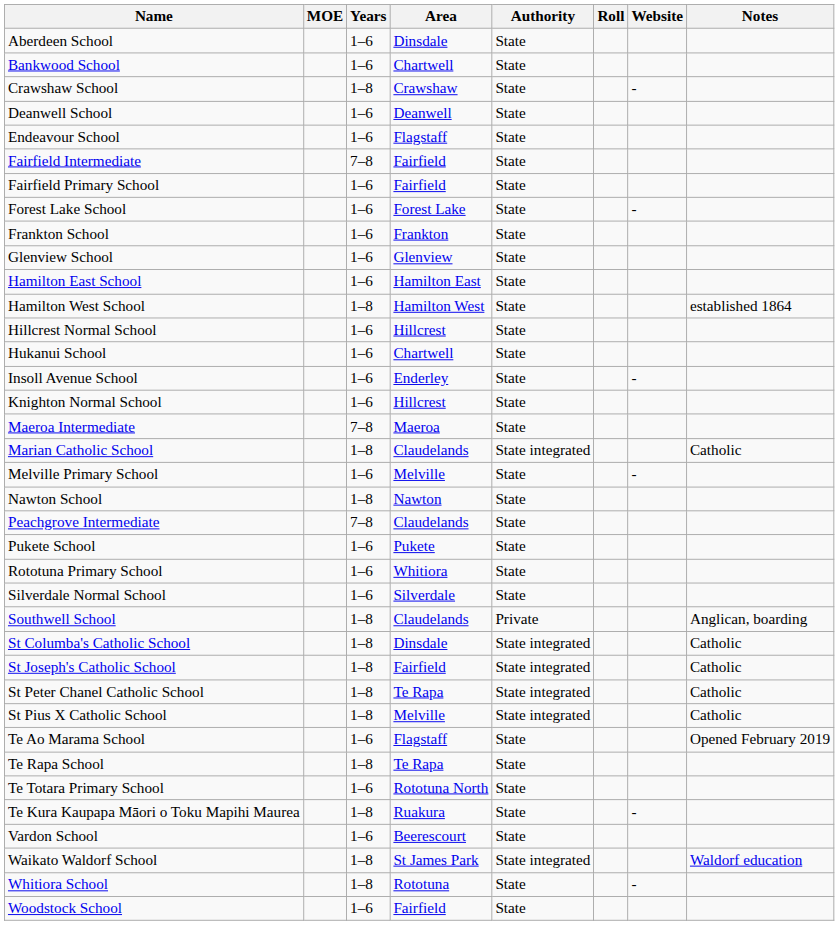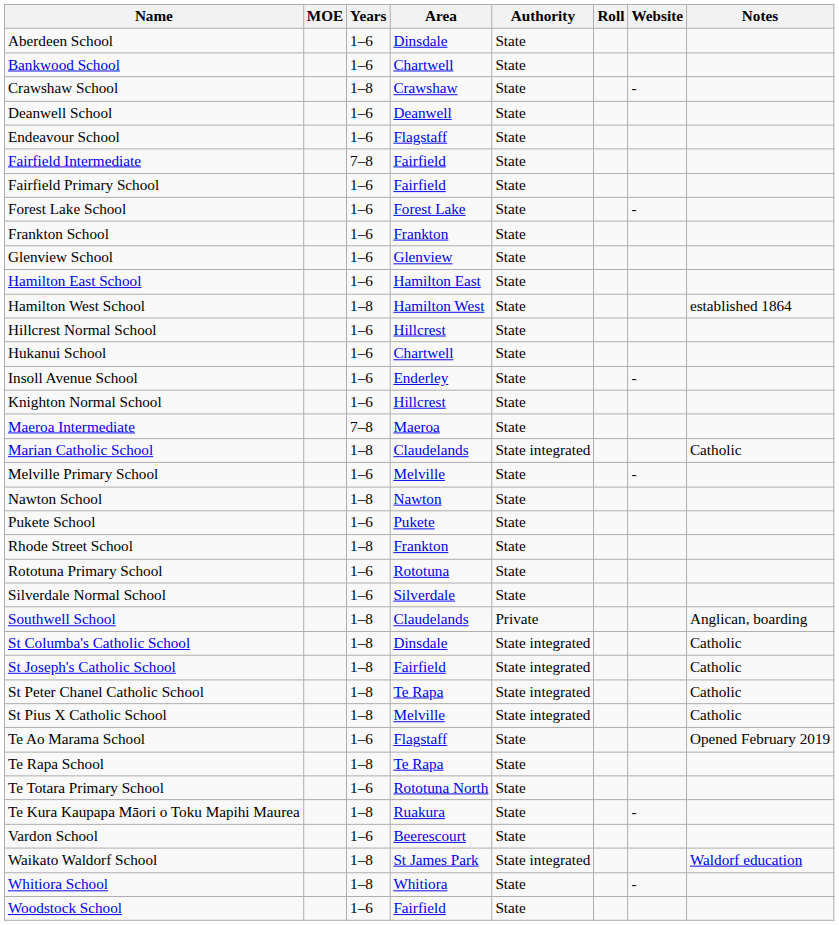- row: (84, 522)
+ row: (70, 546)
(420, 570) Whitiora -> (421, 570) Rototuna
(421, 884) Rototuna -> (420, 884) Whitiora
